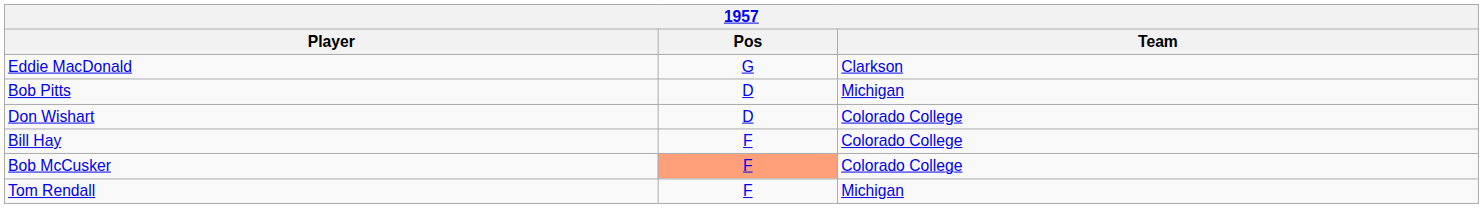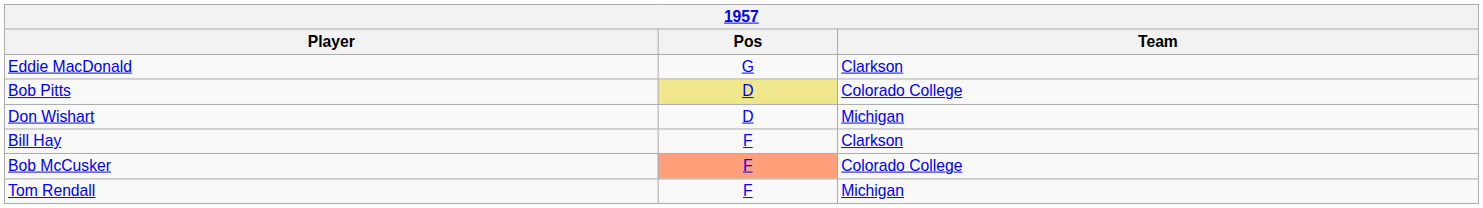(748, 91) no background -> (748, 91) khaki background
(873, 91) Michigan -> (902, 91) Colorado College
(902, 116) Colorado College -> (873, 116) Michigan
(902, 141) Colorado College -> (872, 141) Clarkson
